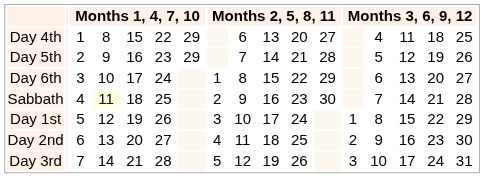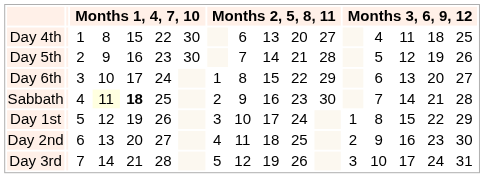(192, 36) 29 -> (192, 36) 30
(192, 57) 29 -> (192, 57) 30
(135, 98) normal -> (135, 98) bold
